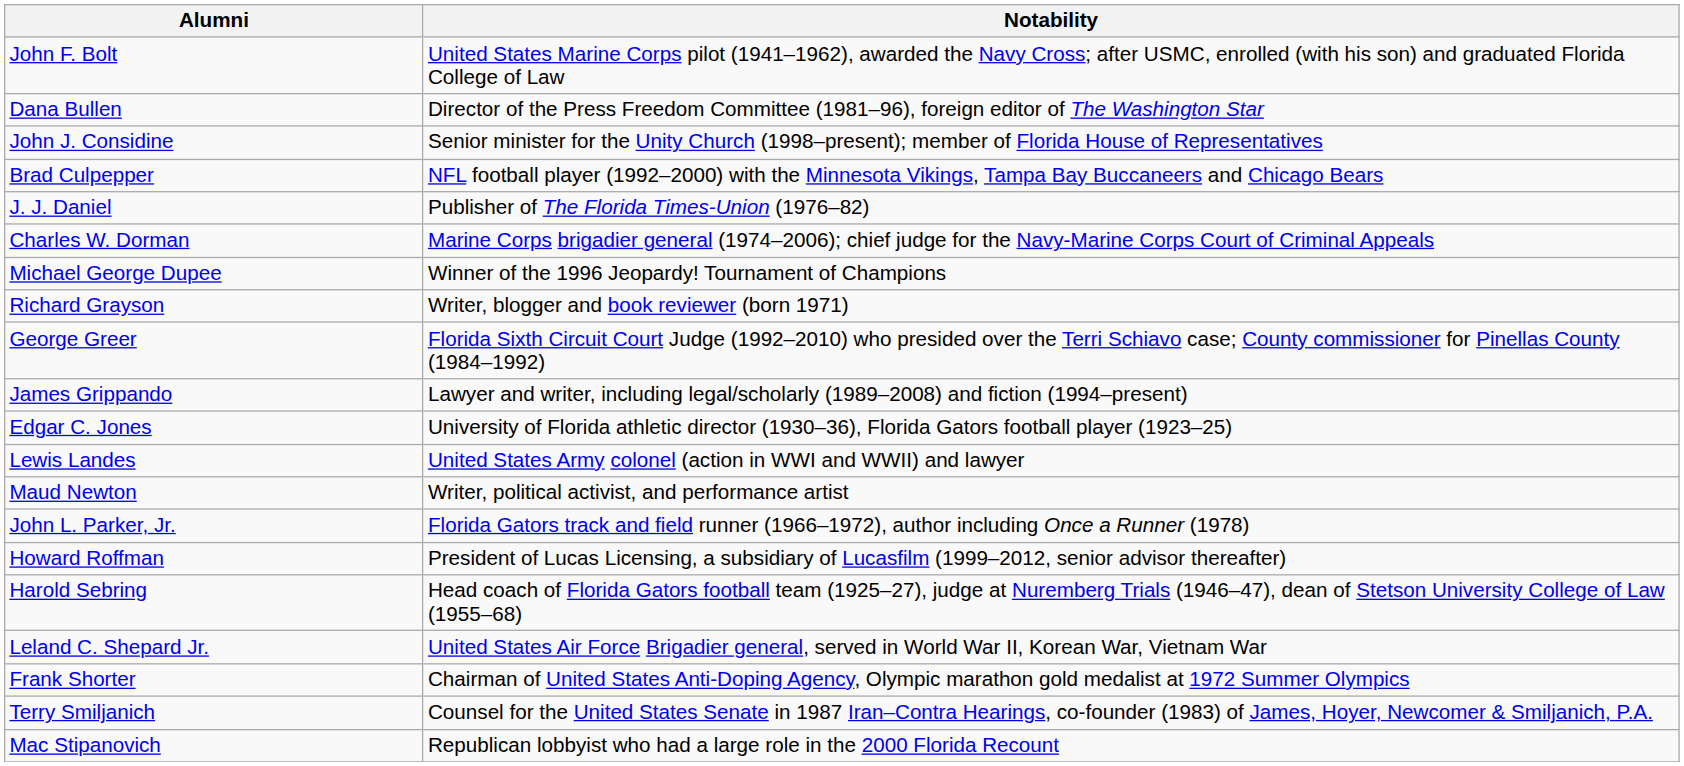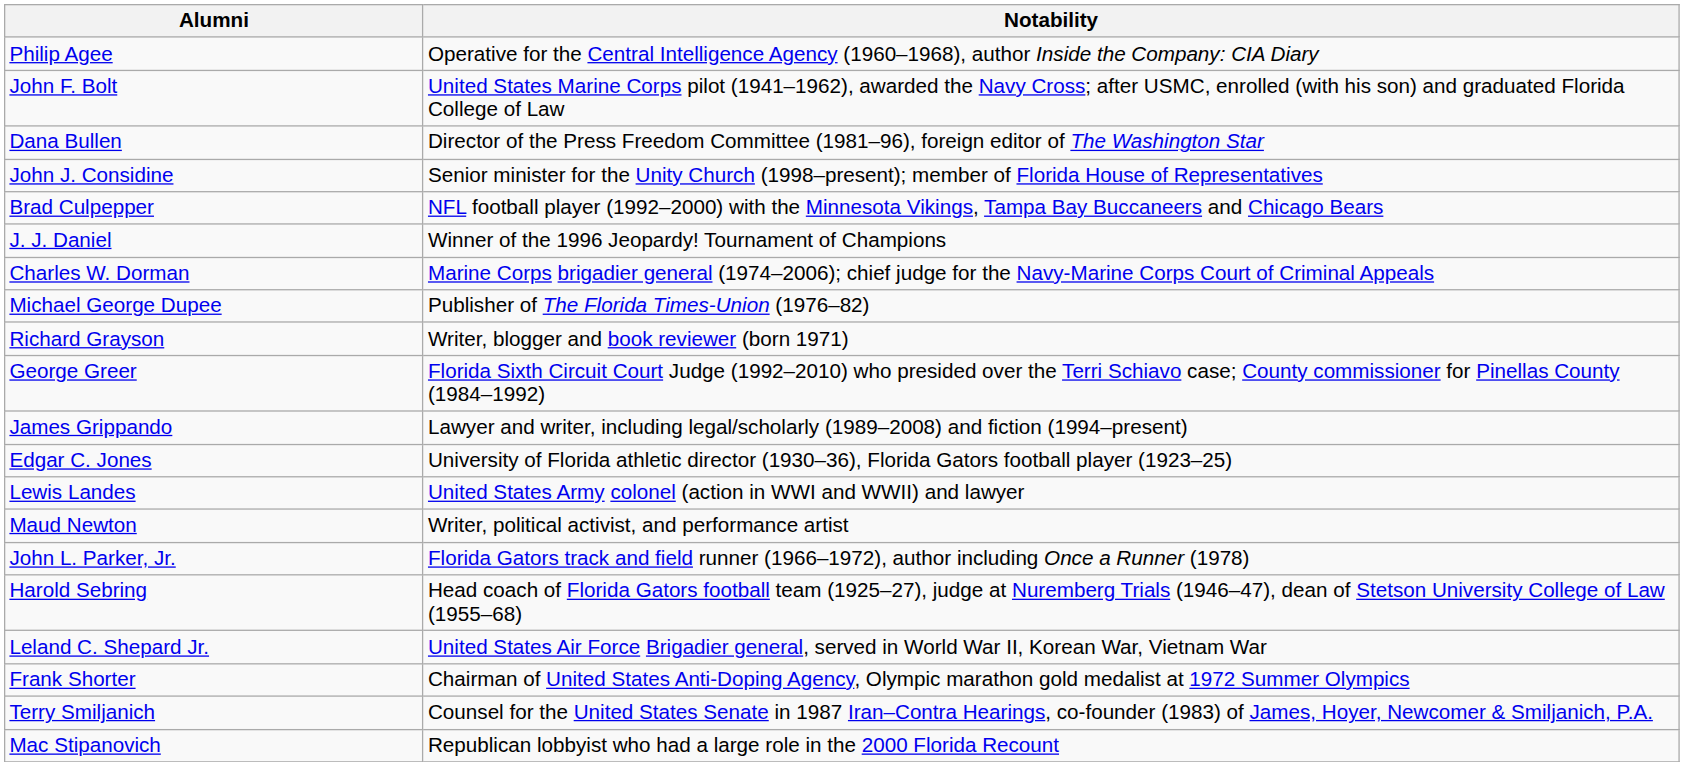+ row: (61, 53)
(649, 207) Publisher of The Florida Times-Union (1976–82) -> (687, 240) Winner of the 1996 Jeopardy! Tournament of Champions
(687, 273) Winner of the 1996 Jeopardy! Tournament of Champions -> (649, 305) Publisher of The Florida Times-Union (1976–82)
- row: (87, 558)
